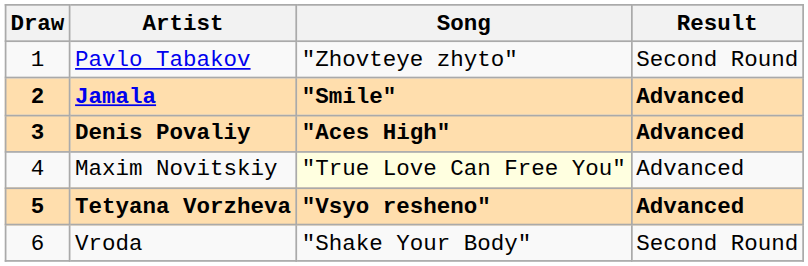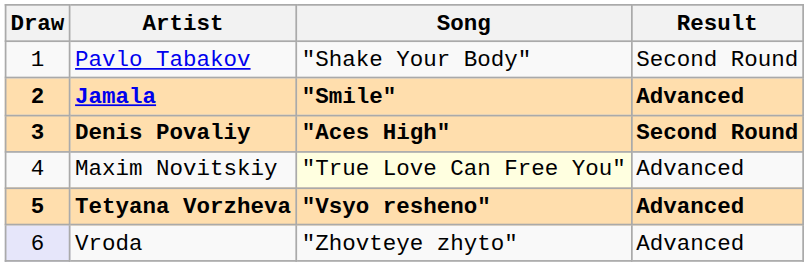(410, 60) "Zhovteye zhyto" -> (416, 60) "Shake Your Body"
(690, 133) Advanced -> (717, 133) Second Round
(37, 243) no background -> (37, 243) lavender background
(416, 243) "Shake Your Body" -> (410, 243) "Zhovteye zhyto"
(717, 243) Second Round -> (690, 243) Advanced
